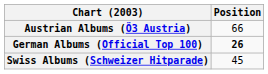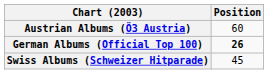(237, 29) 66 -> (237, 29) 60
